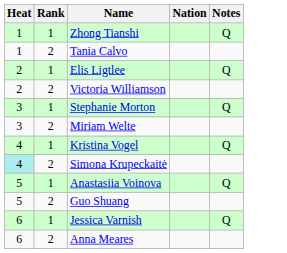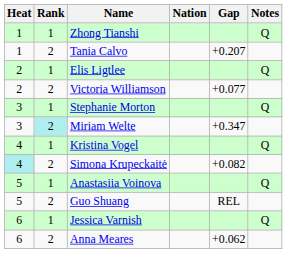+ column: (229, 13)
(51, 126) no background -> (51, 126) paleturquoise background
